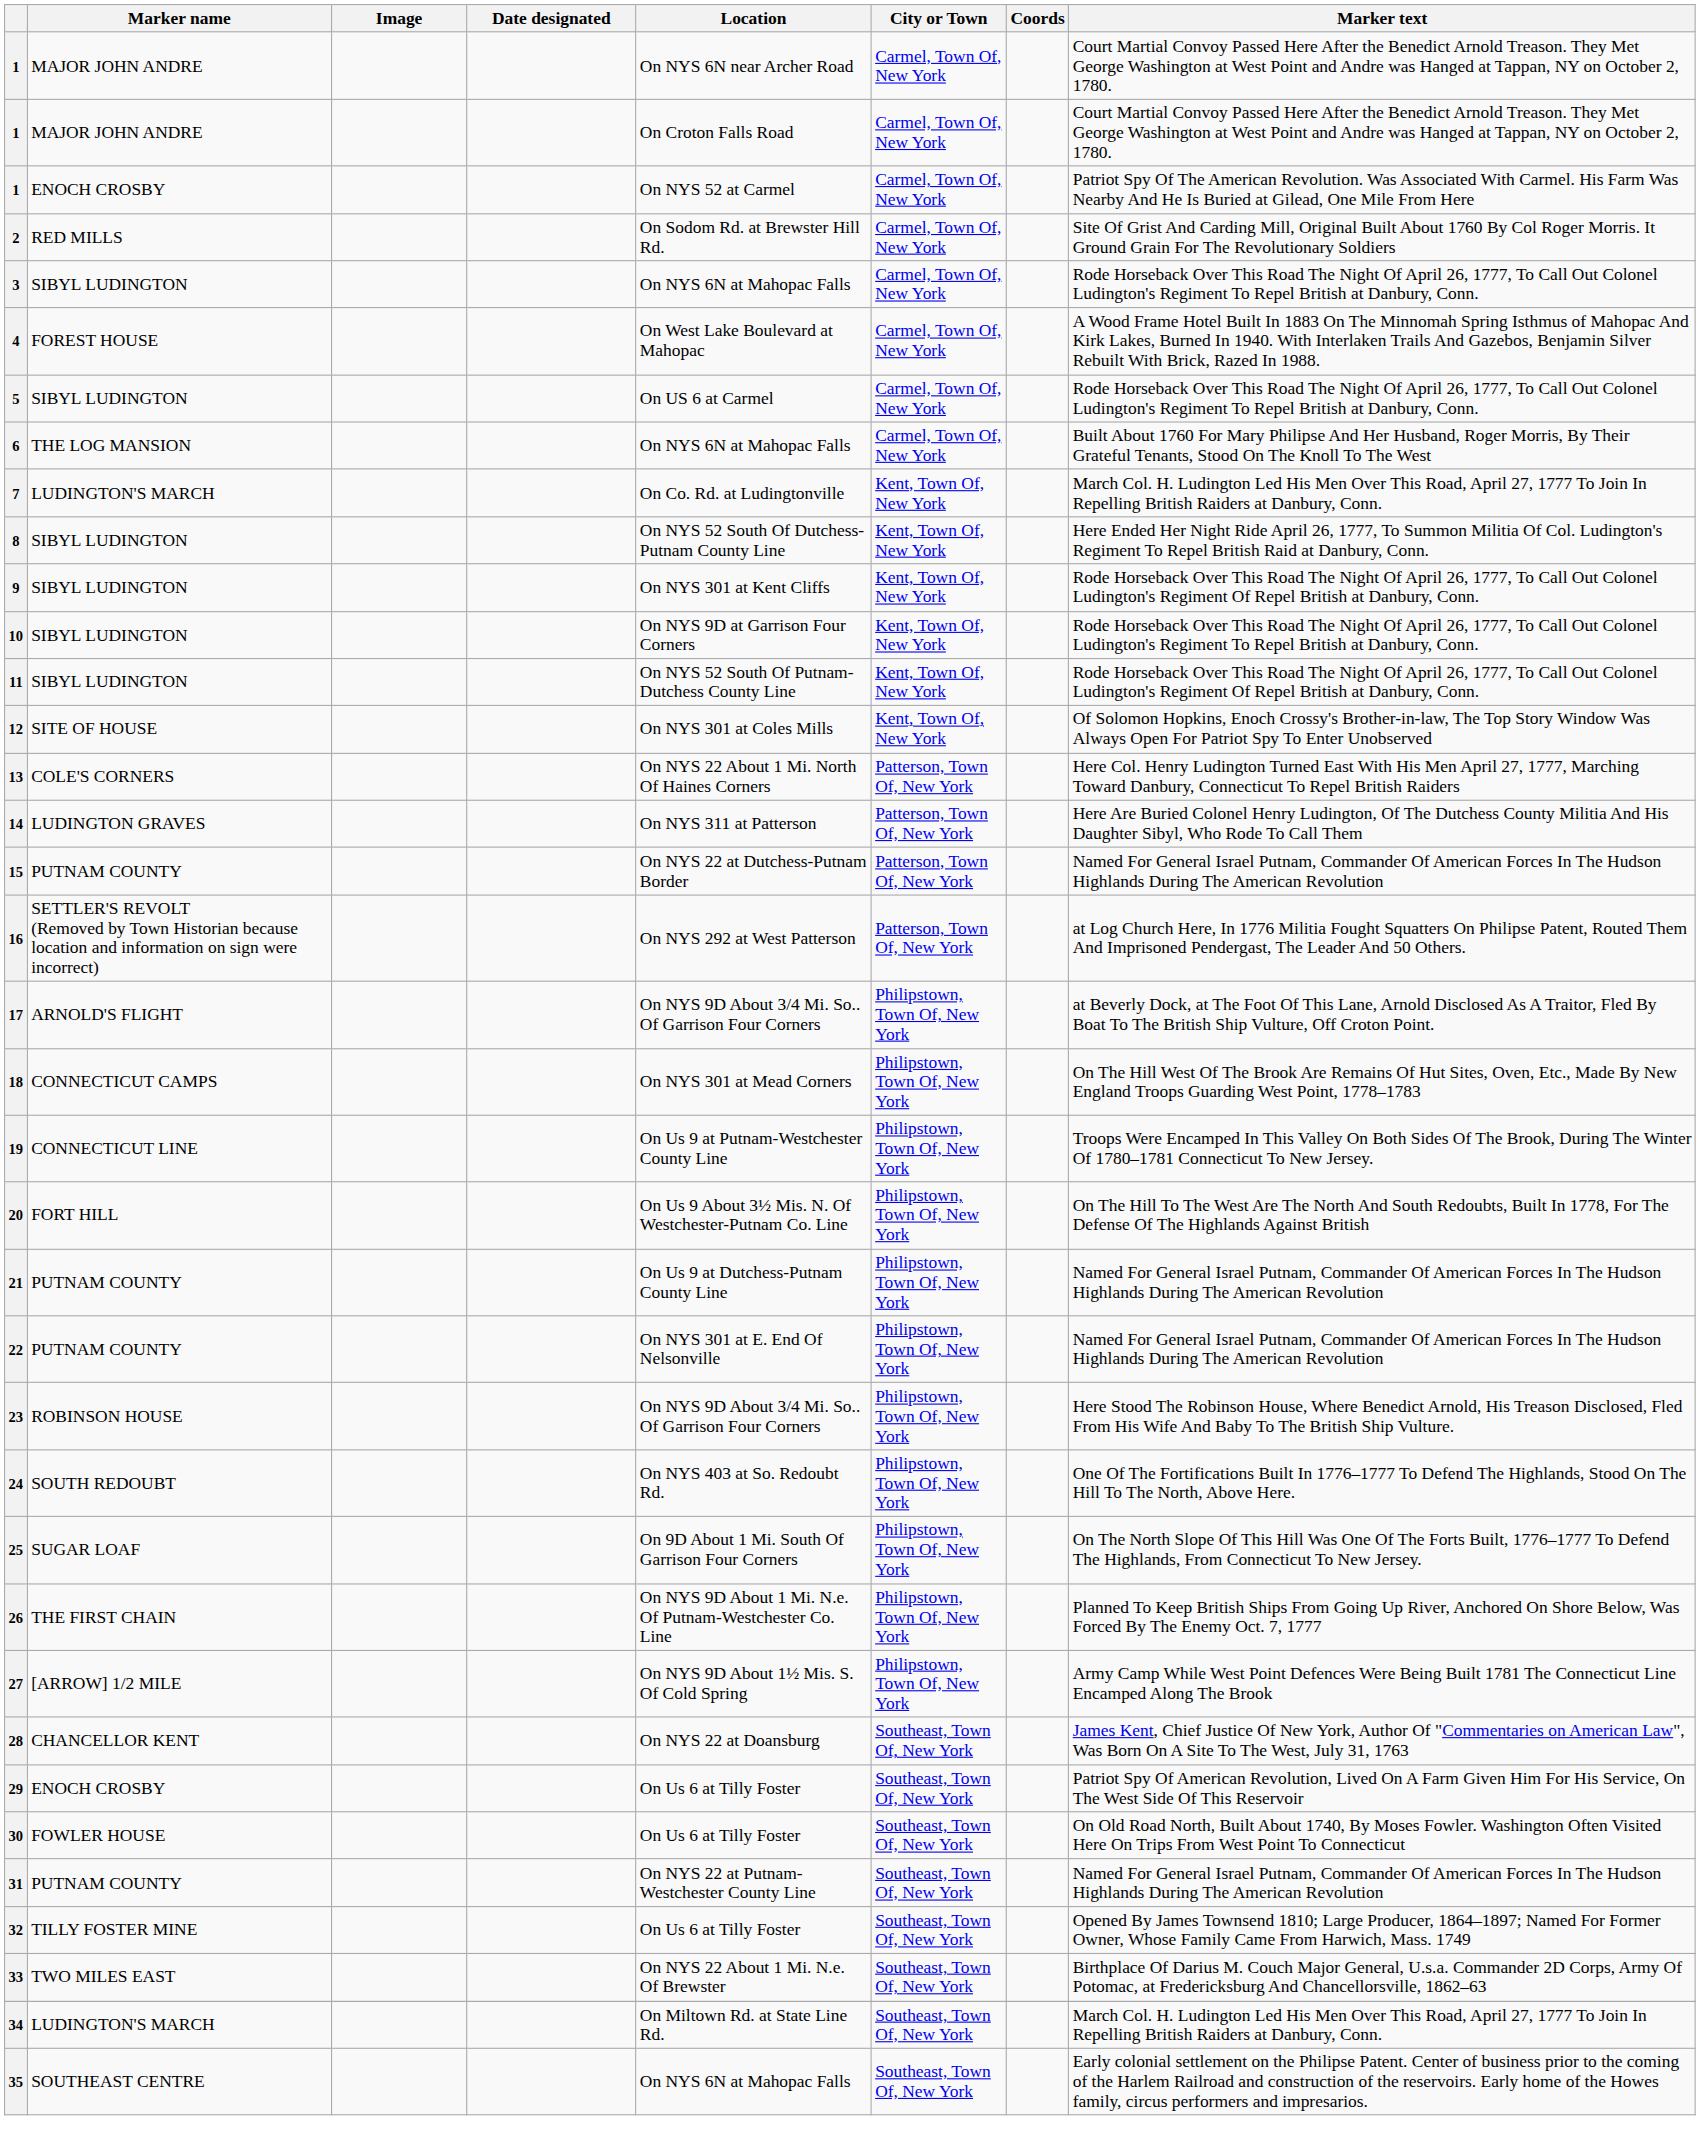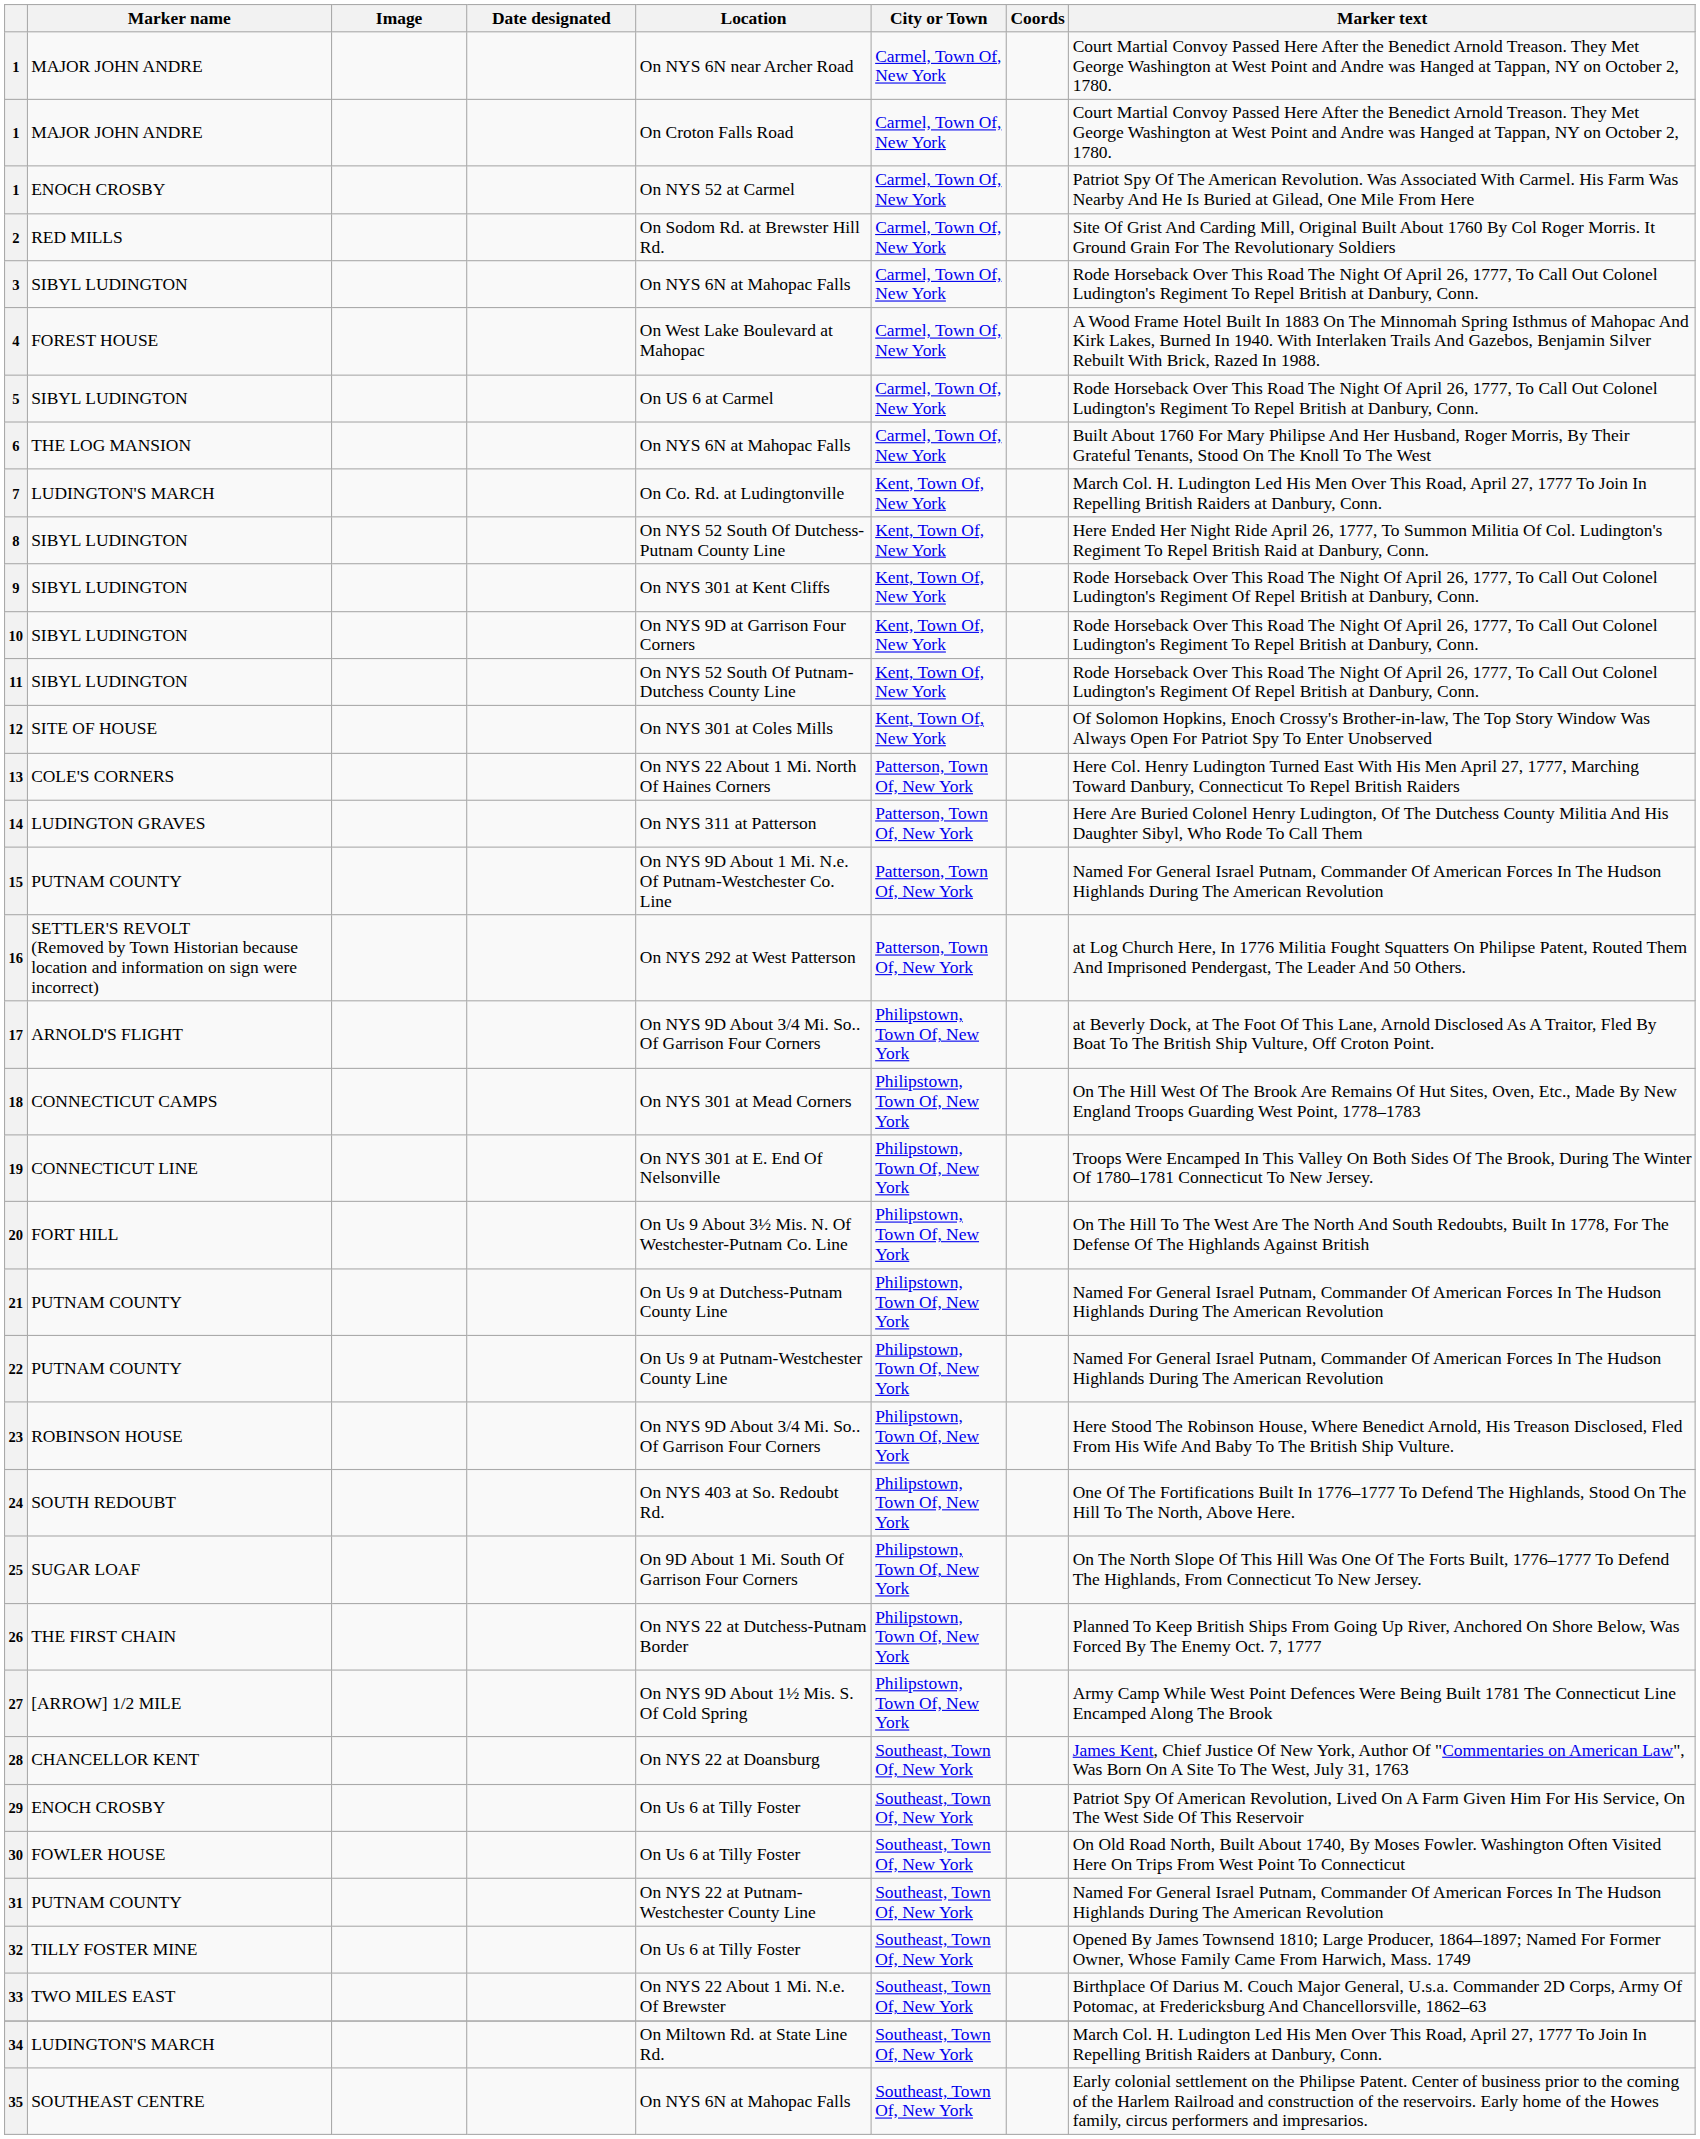(753, 871) On NYS 22 at Dutchess-Putnam Border -> (744, 880) On NYS 9D About 1 Mi. N.e. Of Putnam-Westchester Co. Line
(751, 1148) On Us 9 at Putnam-Westchester County Line -> (731, 1168) On NYS 301 at E. End Of Nelsonville
(731, 1349) On NYS 301 at E. End Of Nelsonville -> (751, 1368) On Us 9 at Putnam-Westchester County Line
(744, 1616) On NYS 9D About 1 Mi. N.e. Of Putnam-Westchester Co. Line -> (753, 1636) On NYS 22 at Dutchess-Putnam Border
